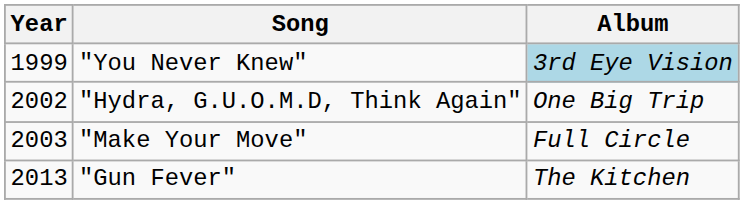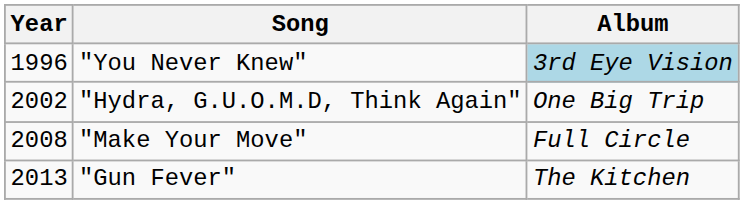(39, 63) 1999 -> (39, 63) 1996
(39, 141) 2003 -> (39, 141) 2008
